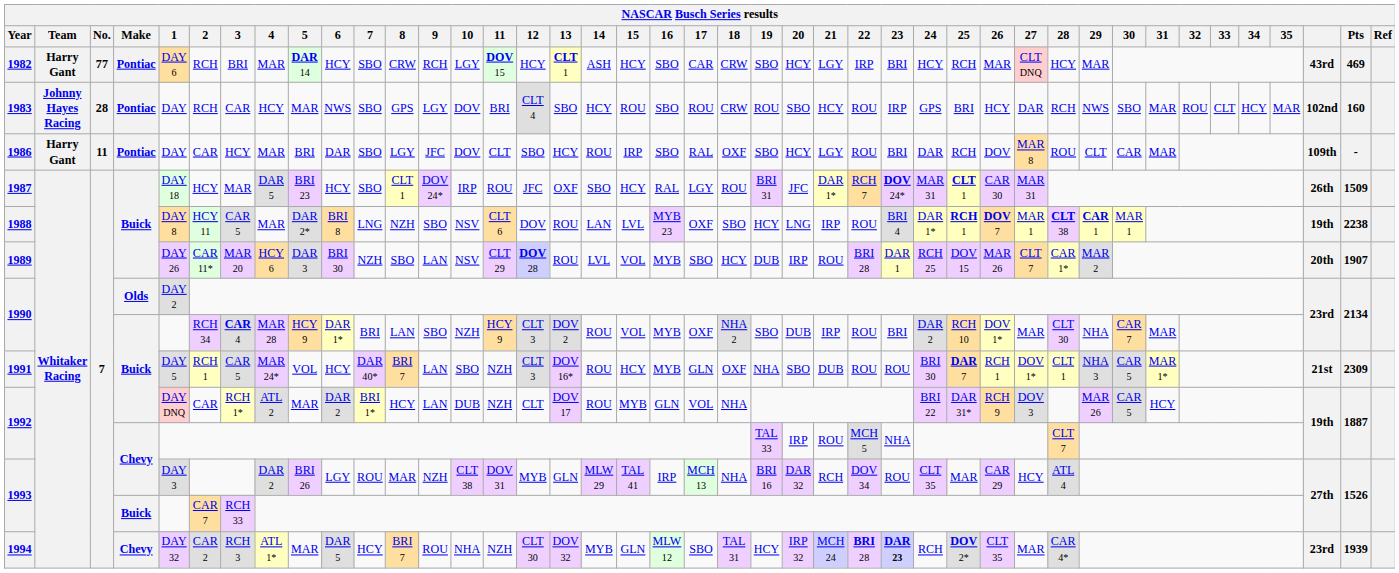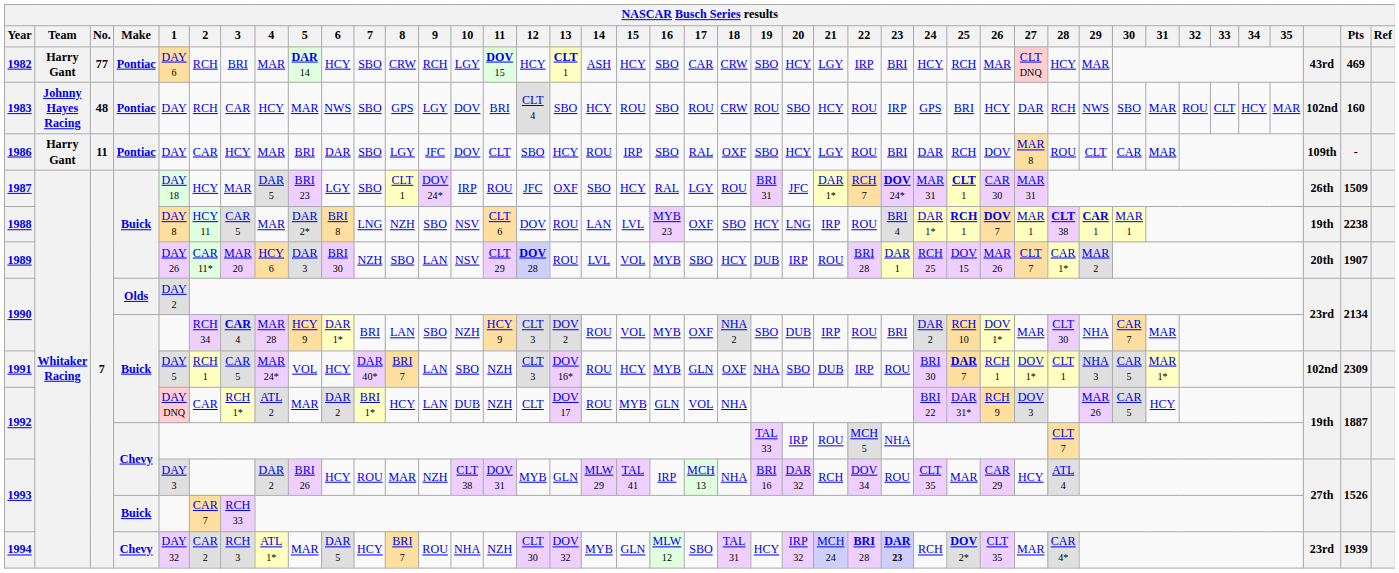(102, 108) 28 -> (102, 108) 48
(338, 188) HCY -> (338, 188) LGY
(864, 368) ROU -> (864, 368) IRP
(1322, 368) 21st -> (1322, 368) 102nd
(338, 477) LGY -> (338, 477) HCY
